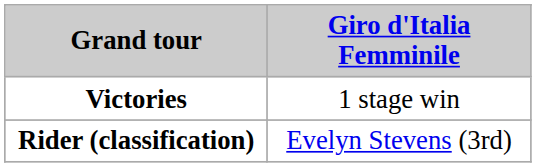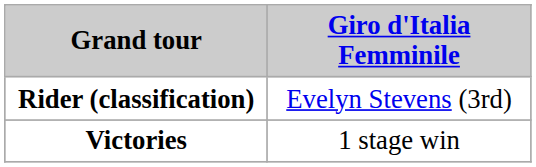rows swapped: (136, 140) <-> (136, 98)
